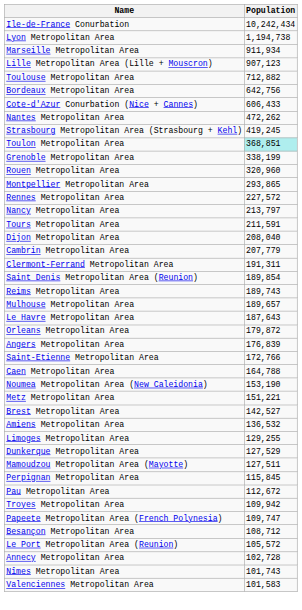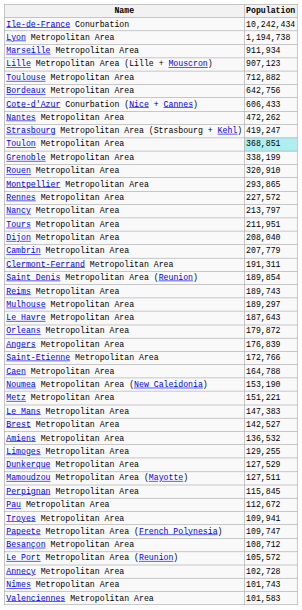(263, 131) 419,245 -> (263, 131) 419,247
(263, 171) 320,960 -> (263, 171) 320,910
(263, 225) 211,591 -> (263, 225) 211,951
(263, 305) 189,657 -> (263, 305) 189,297
+ row: (68, 411)
(263, 505) 109,942 -> (263, 518) 109,941
